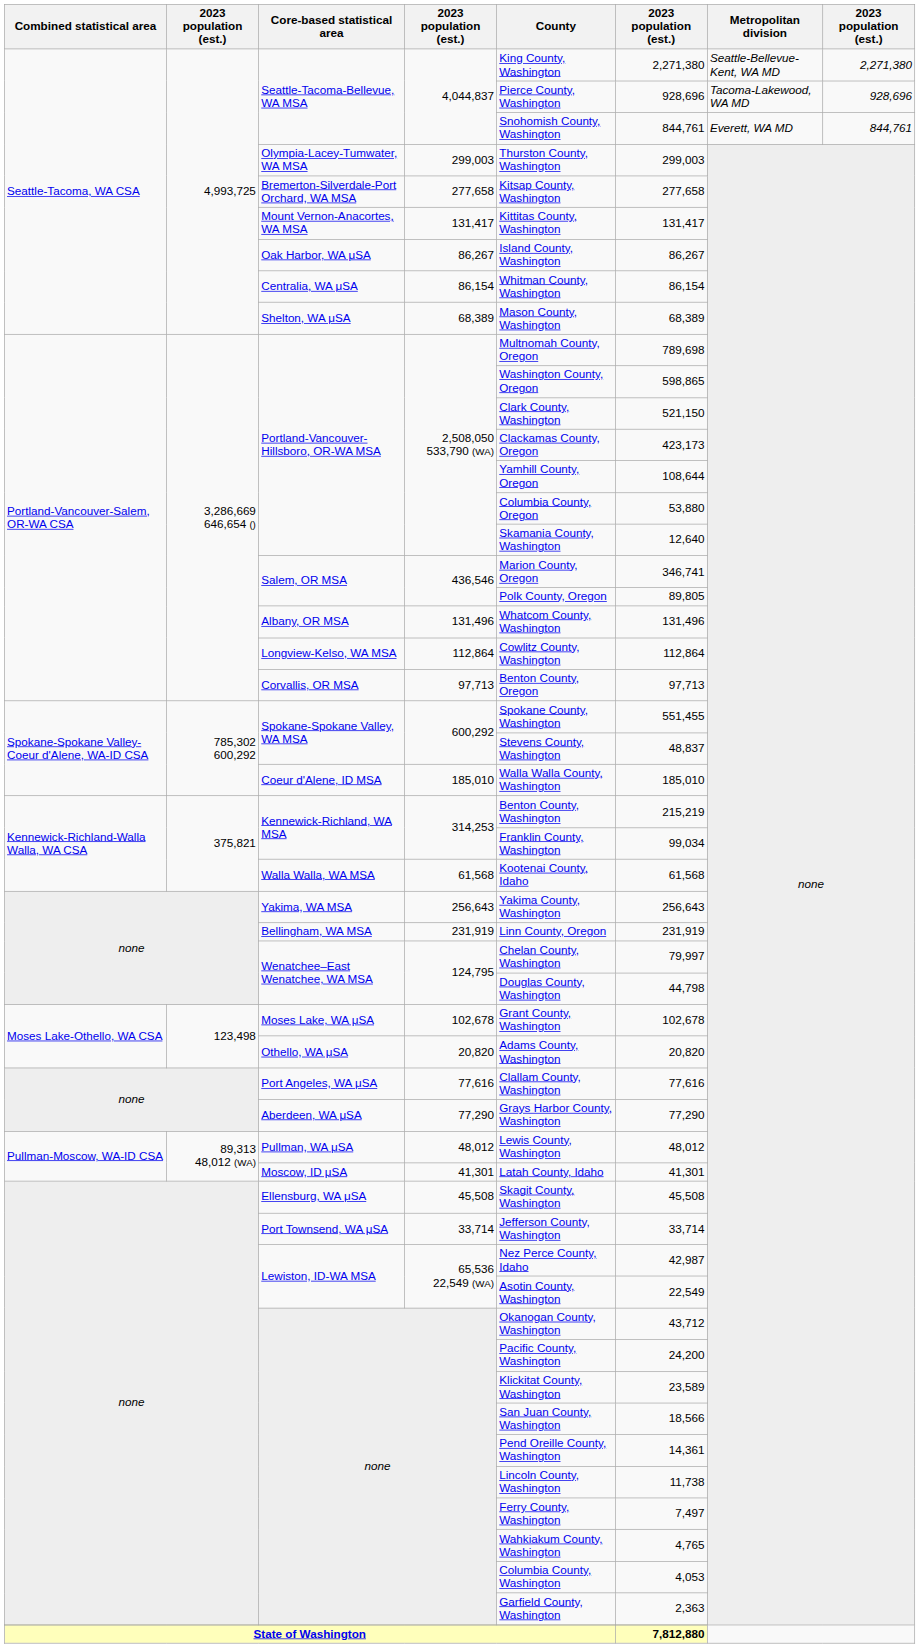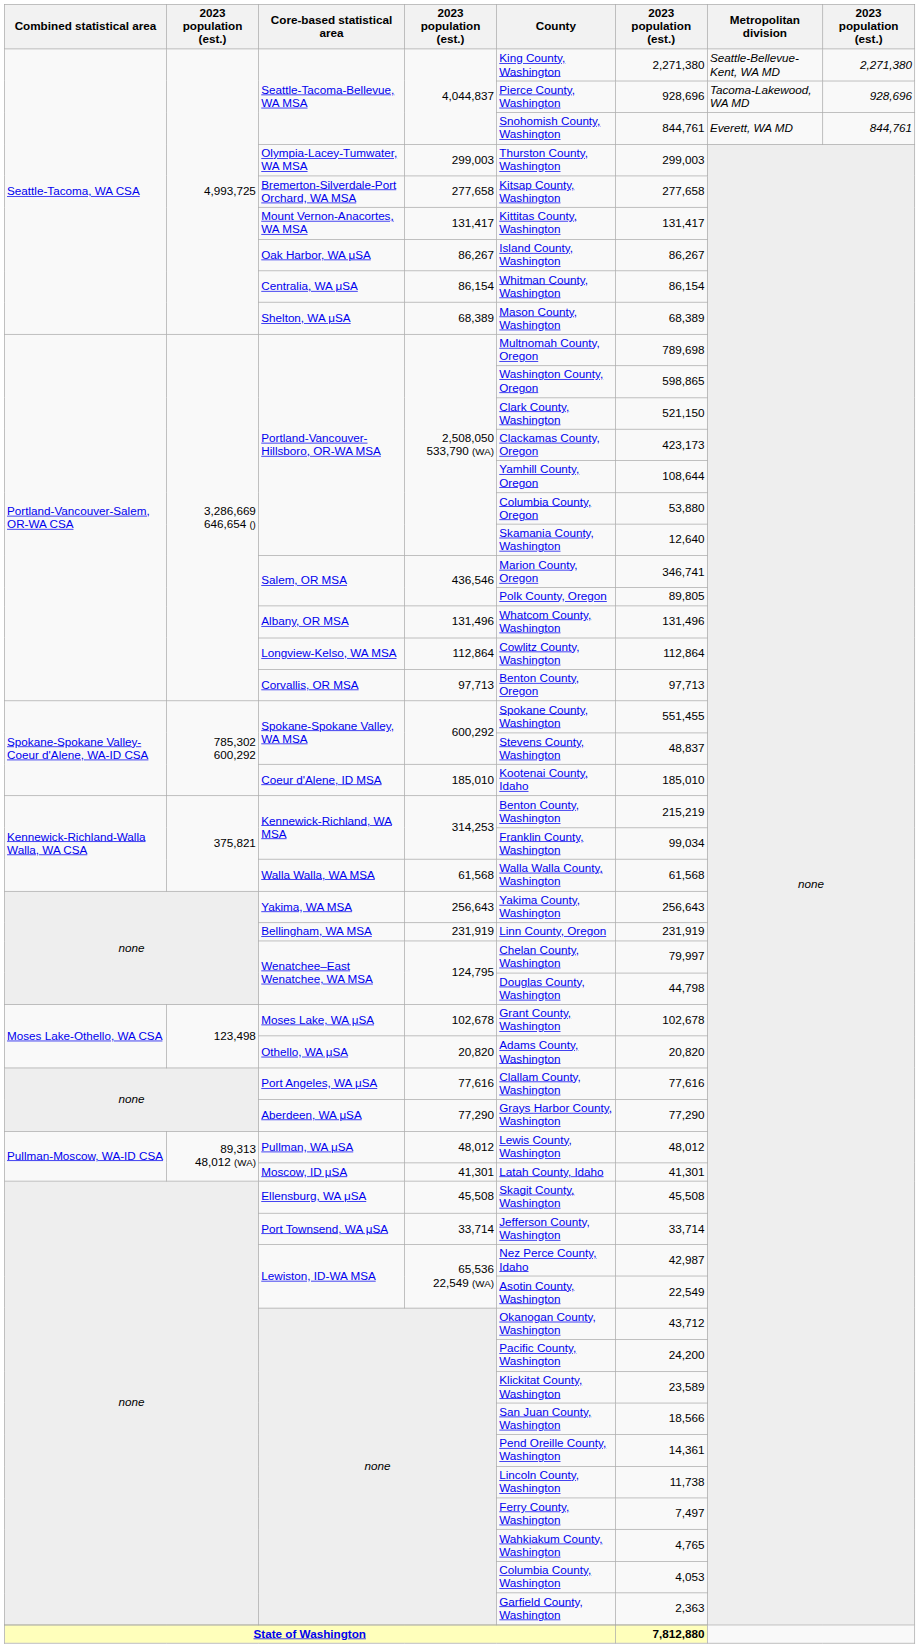(551, 780) Walla Walla County, Washington -> (544, 780) Kootenai County, Idaho
(544, 875) Kootenai County, Idaho -> (551, 875) Walla Walla County, Washington
